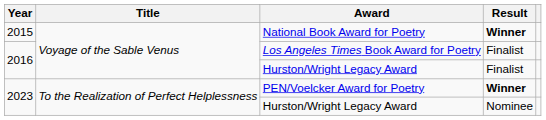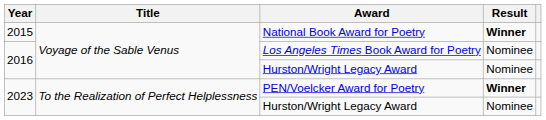(505, 50) Finalist -> (510, 50) Nominee
(505, 69) Finalist -> (510, 69) Nominee
